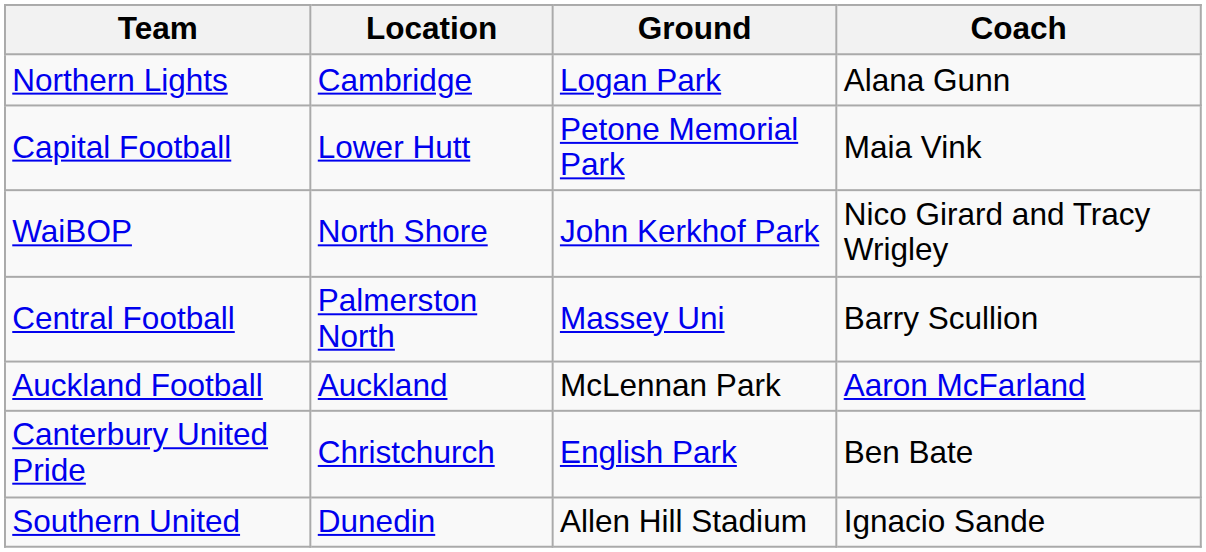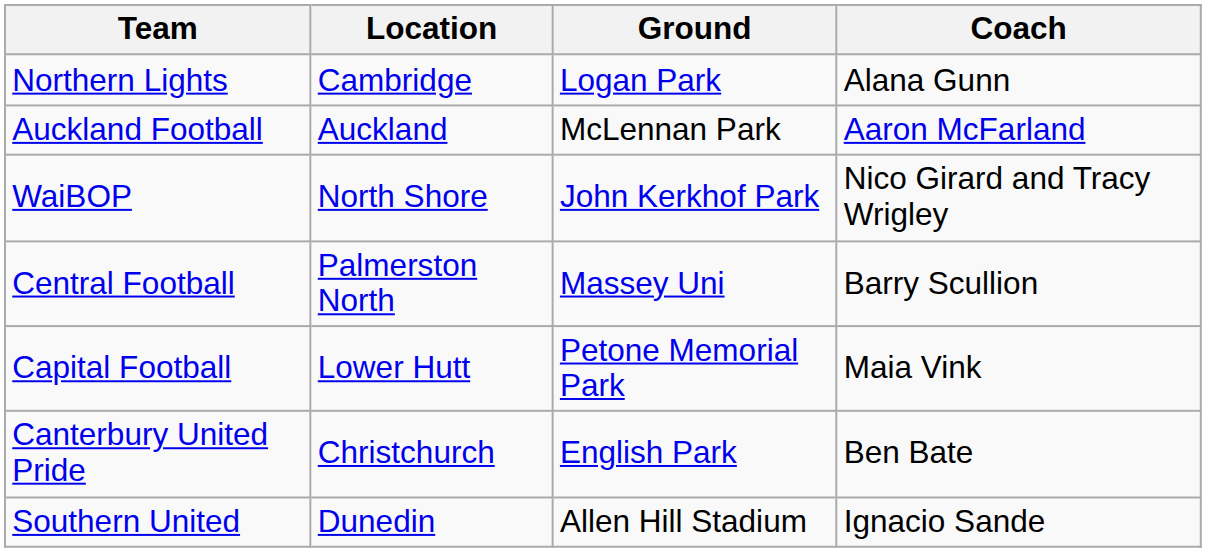rows swapped: (138, 385) <-> (122, 147)
